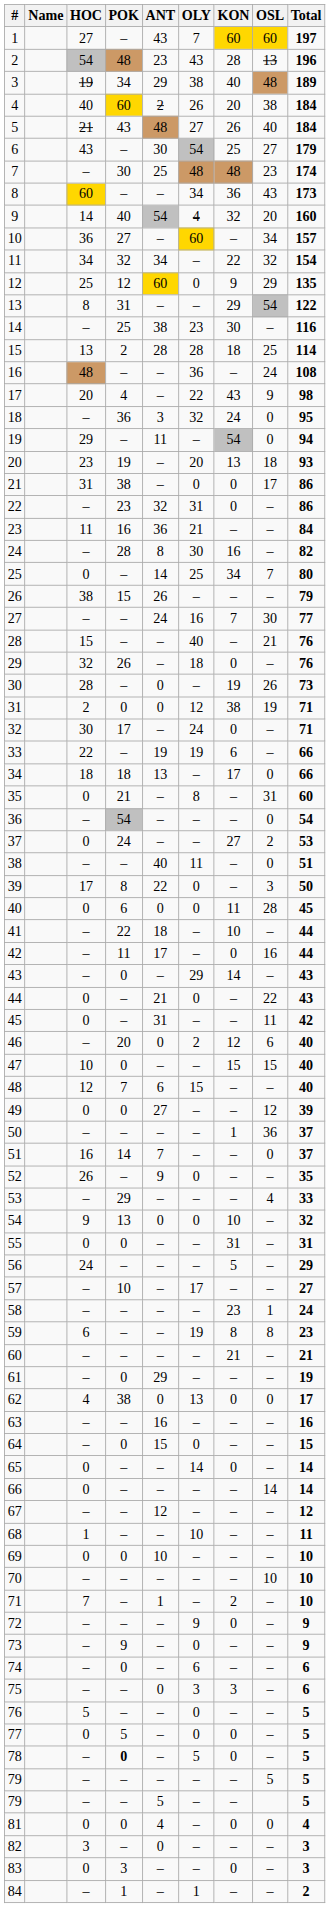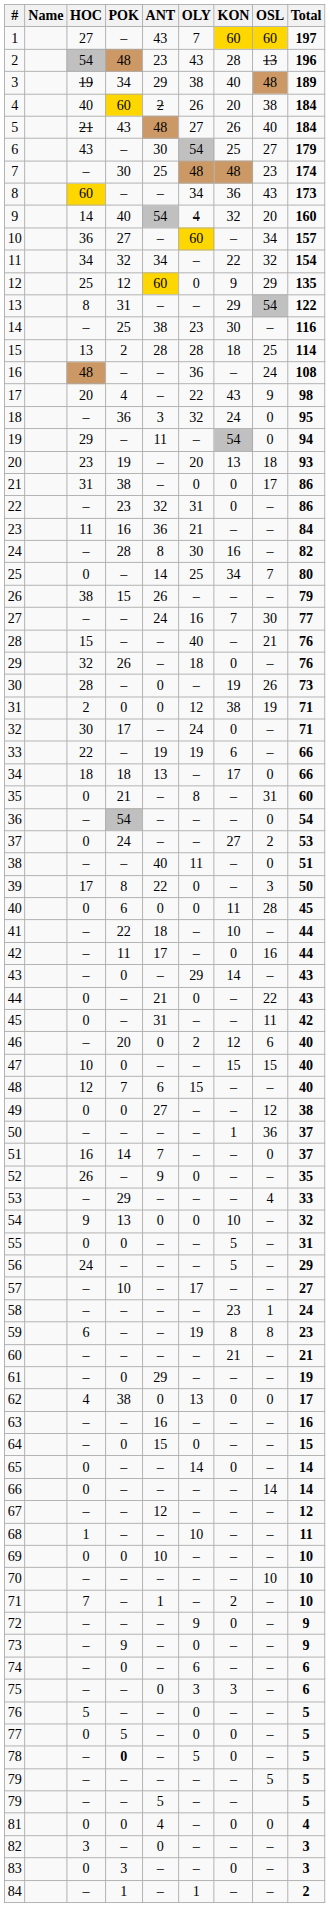(306, 1109) 39 -> (306, 1109) 38
(233, 1243) 31 -> (233, 1243) 5
